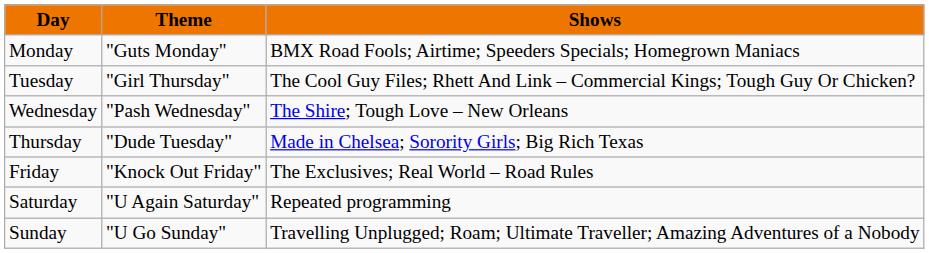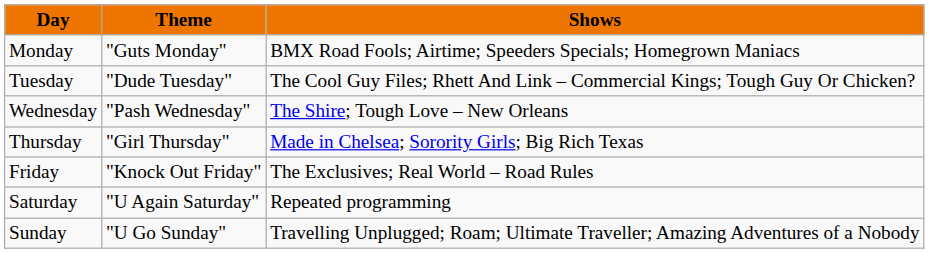(168, 80) "Girl Thursday" -> (169, 80) "Dude Tuesday"
(169, 141) "Dude Tuesday" -> (168, 141) "Girl Thursday"
